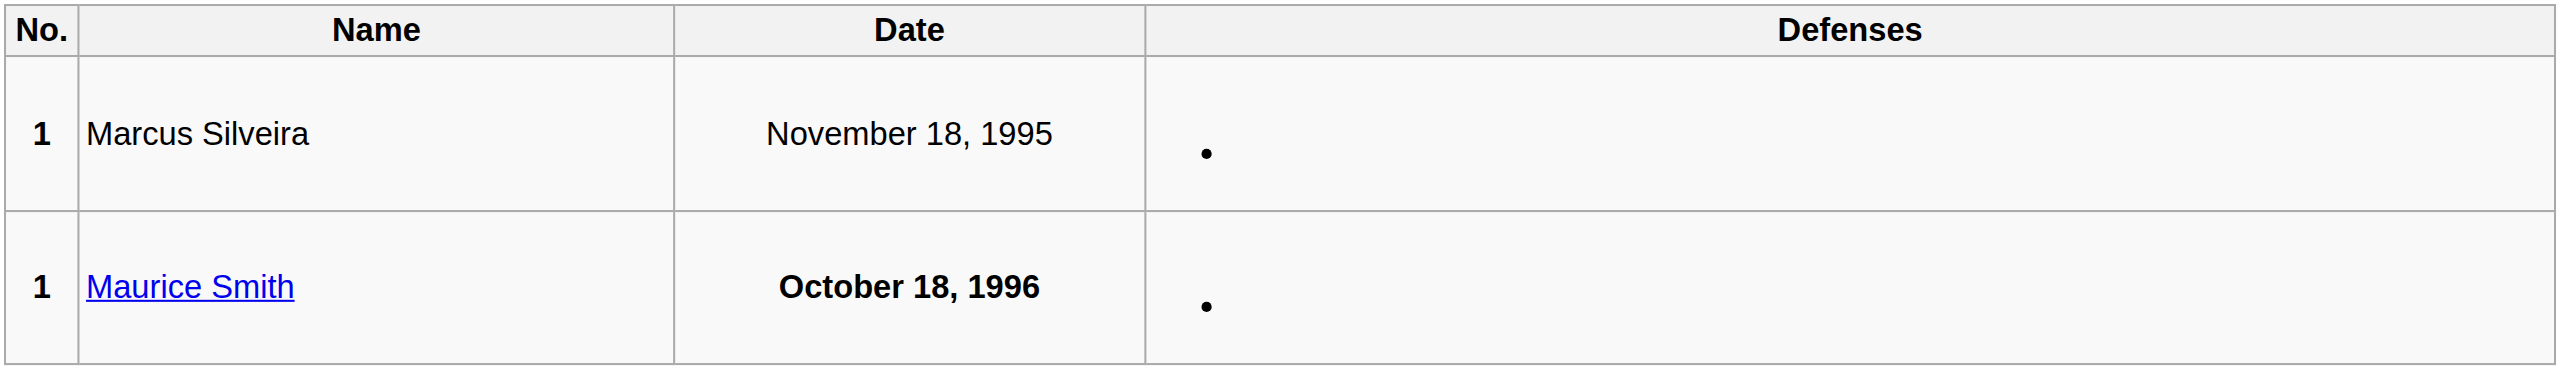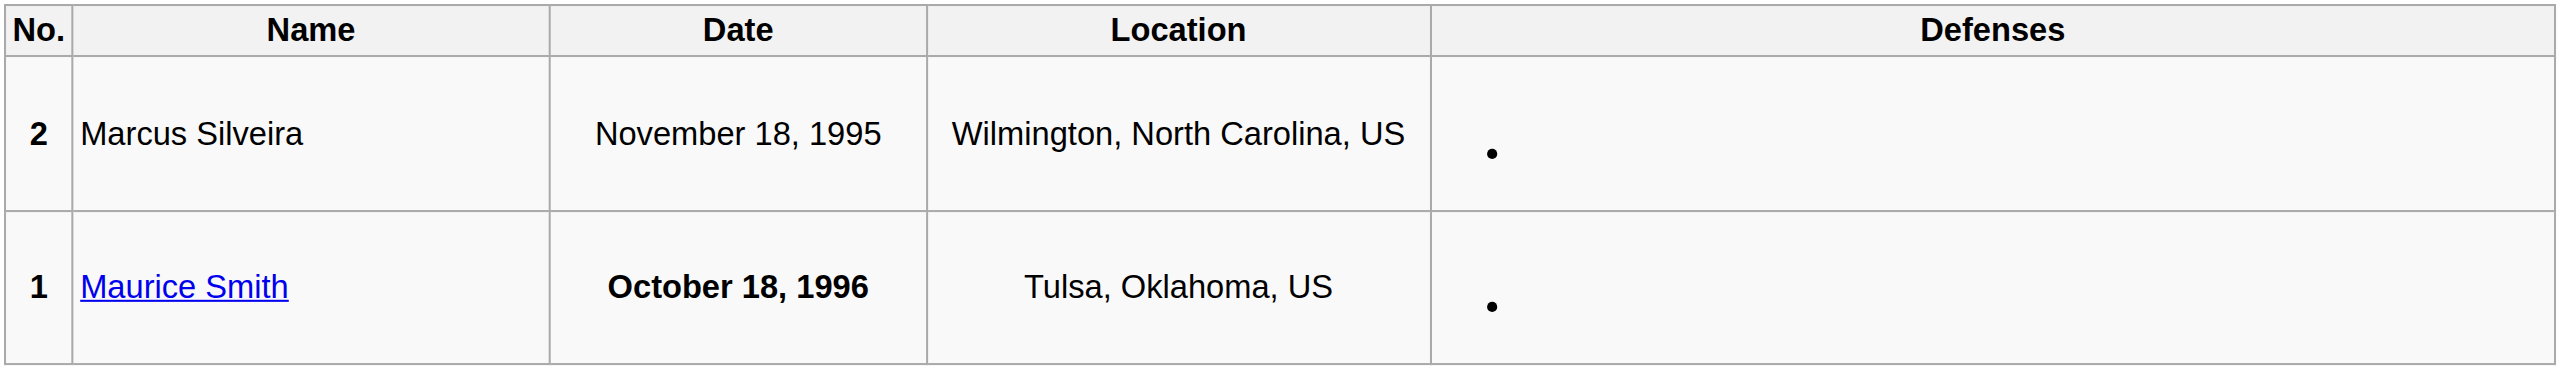+ column: (1179, 30)
(42, 133) 1 -> (39, 133) 2
